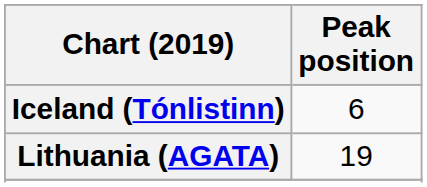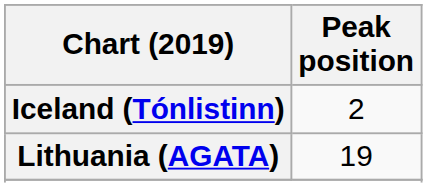(356, 108) 6 -> (356, 108) 2
